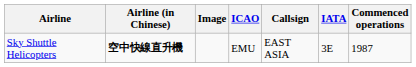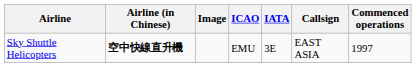columns swapped: (334, 19) <-> (290, 19)
(362, 48) 1987 -> (362, 48) 1997
